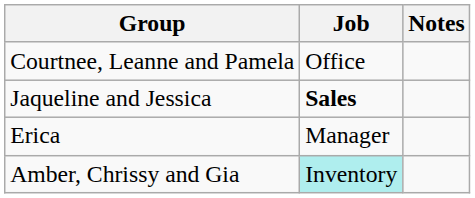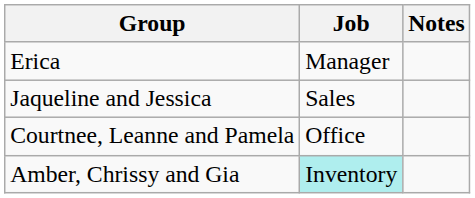rows swapped: (35, 135) <-> (152, 60)
(331, 98) bold -> (330, 98) normal
